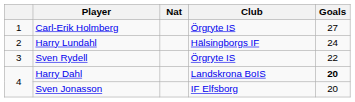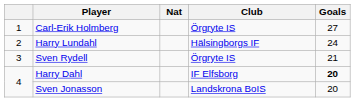(333, 58) 22 -> (333, 58) 21
(228, 74) Landskrona BoIS -> (214, 74) IF Elfsborg
(214, 89) IF Elfsborg -> (228, 89) Landskrona BoIS
